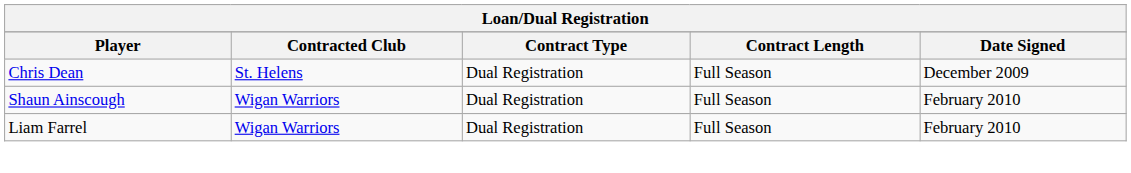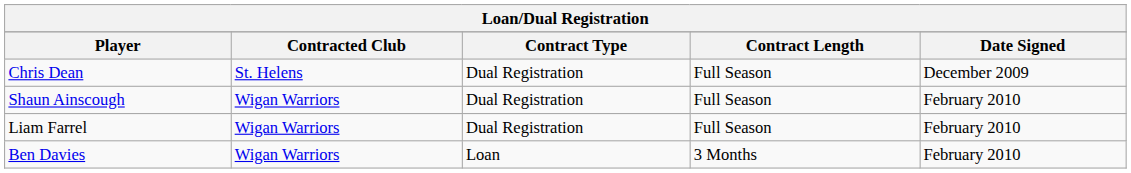+ row: (47, 154)
